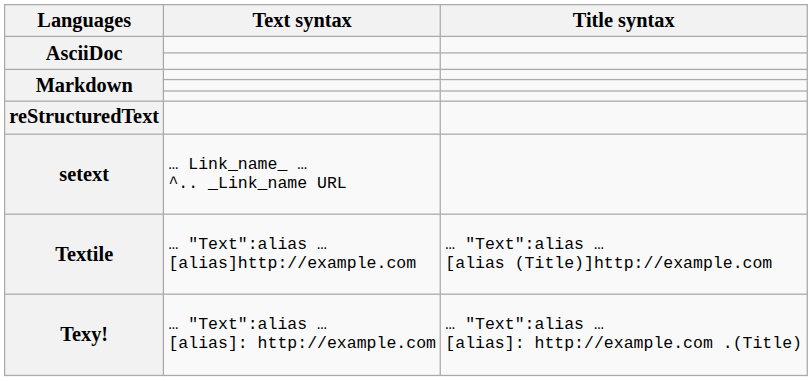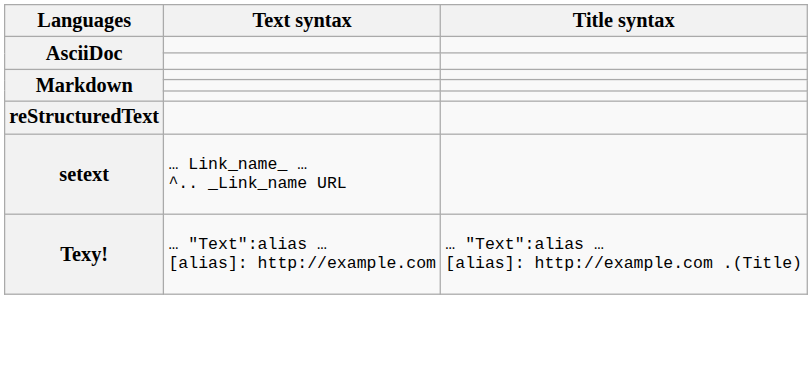- row: (84, 254)
